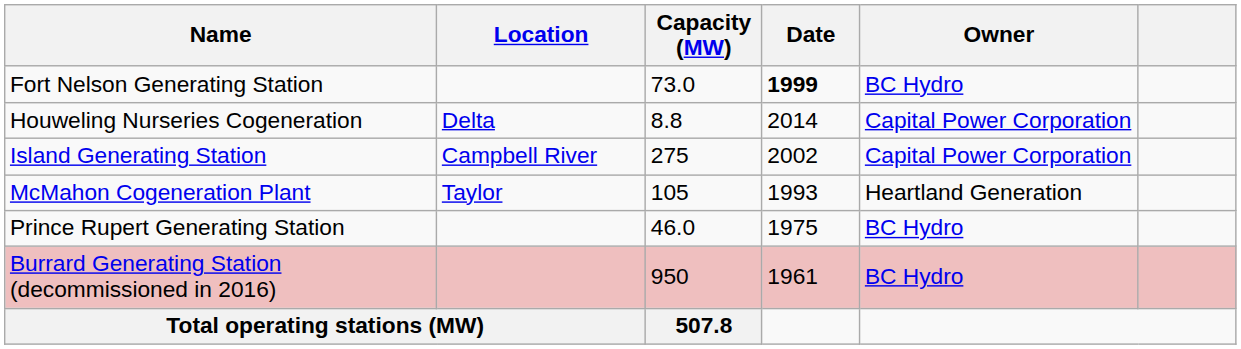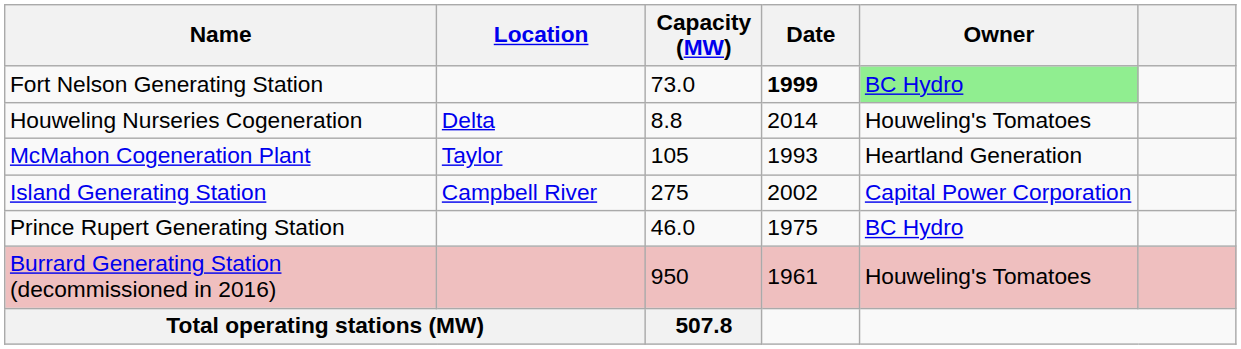(914, 84) no background -> (914, 84) lightgreen background
(998, 120) Capital Power Corporation -> (978, 120) Houweling's Tomatoes
rows swapped: (138, 156) <-> (160, 192)
(914, 277) BC Hydro -> (978, 277) Houweling's Tomatoes
